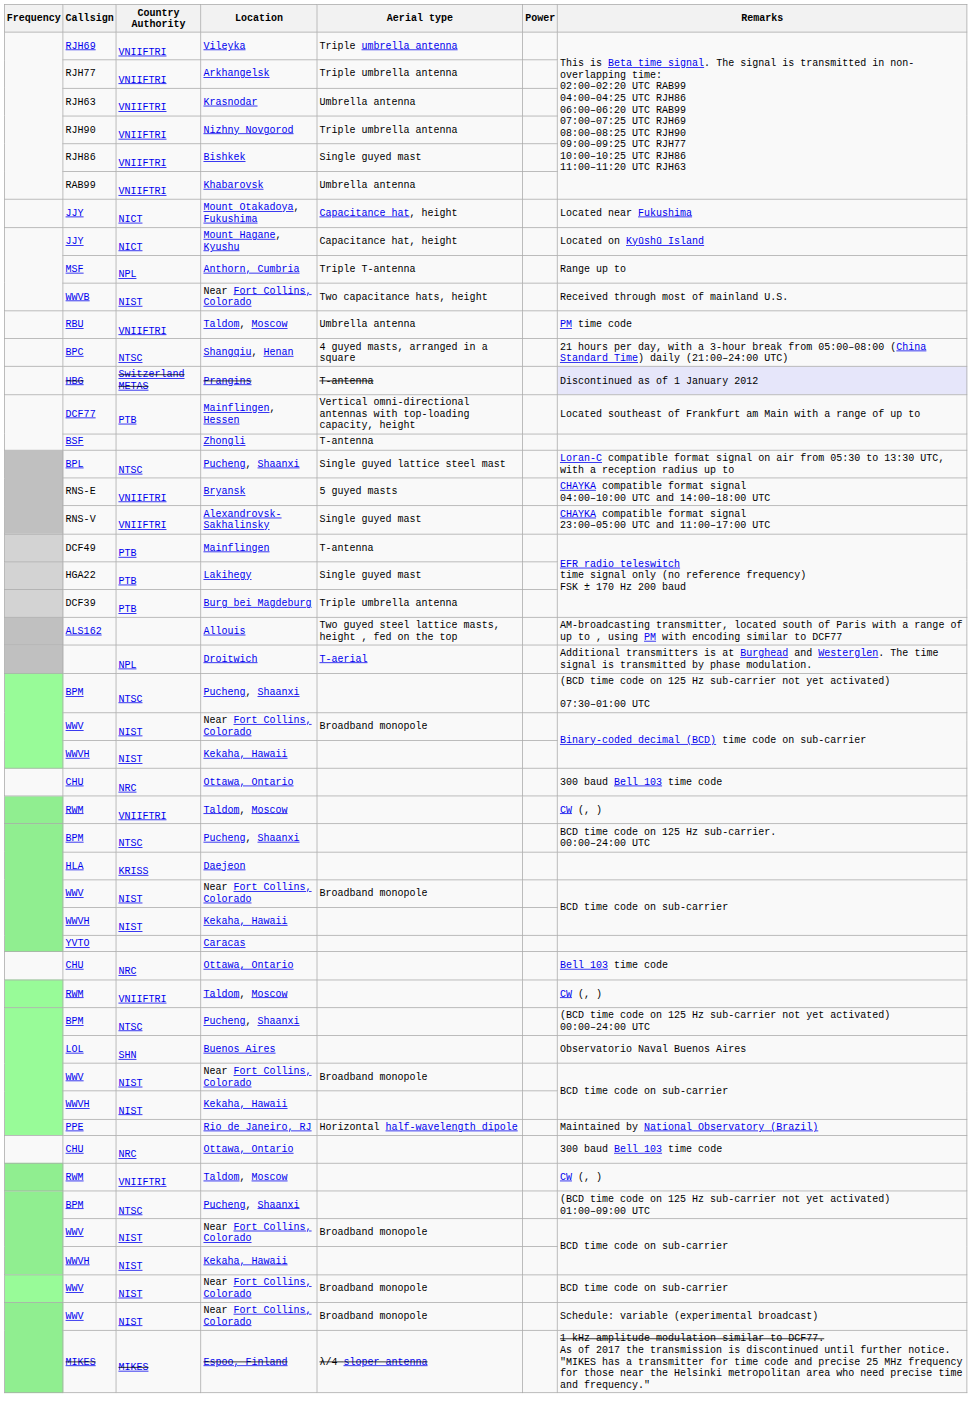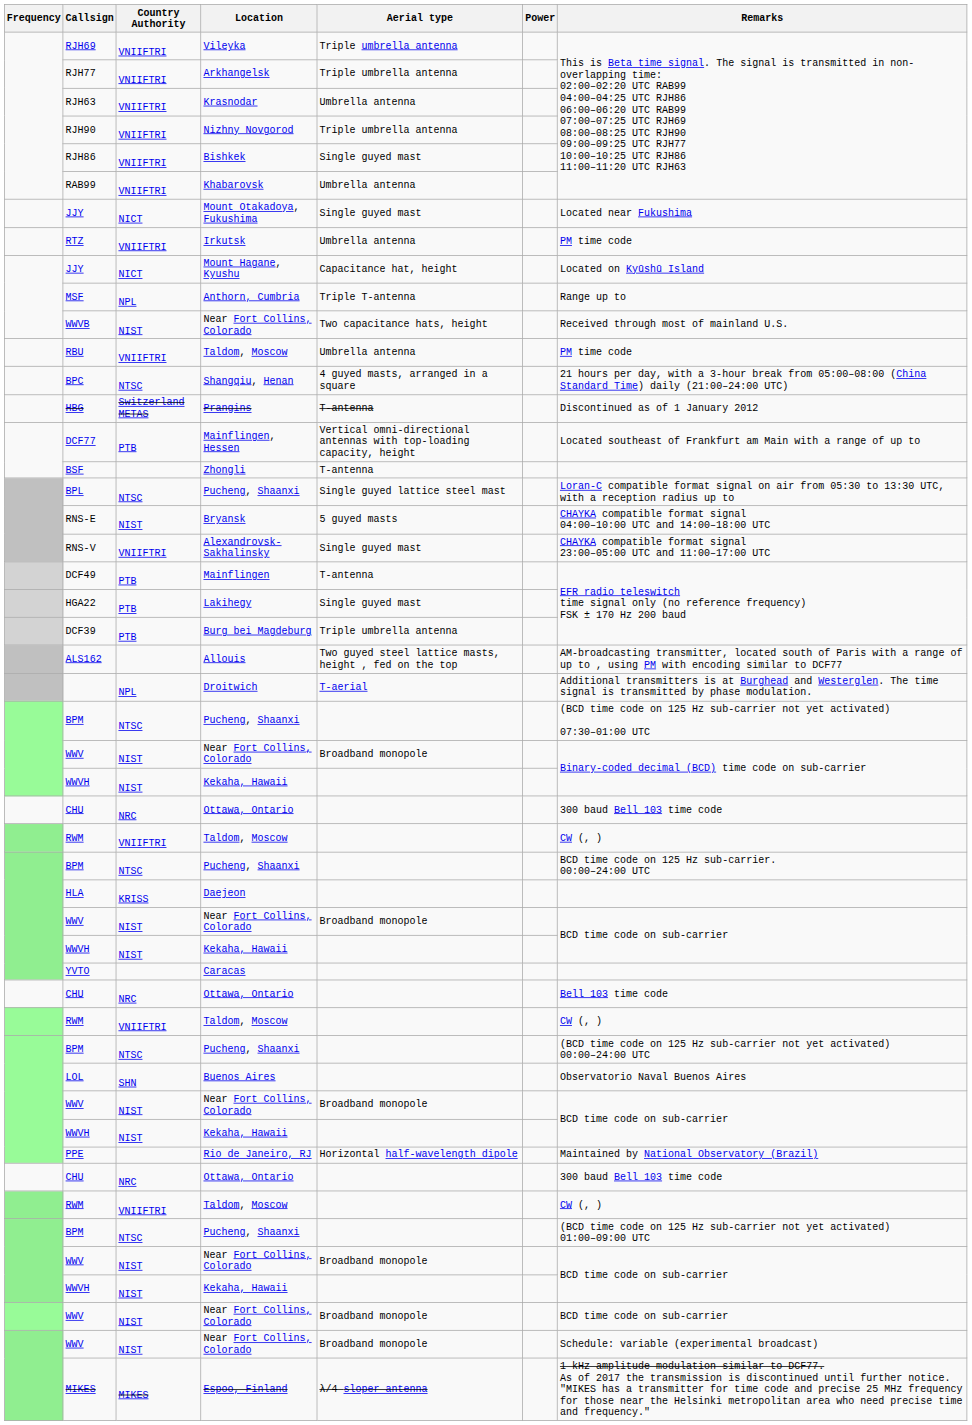(389, 213) Capacitance hat, height -> (371, 213) Single guyed mast
+ row: (75, 241)
(659, 381) lavender background -> (659, 408) no background
(142, 498) VNIIFTRI -> (130, 526) NIST
